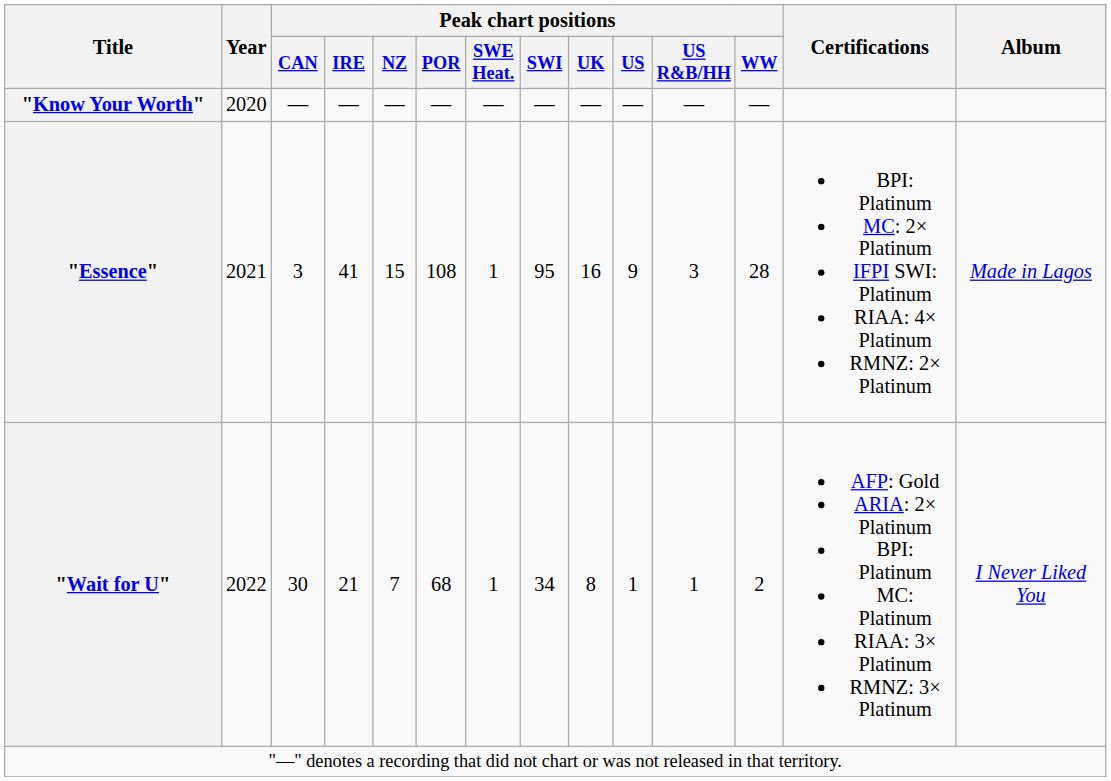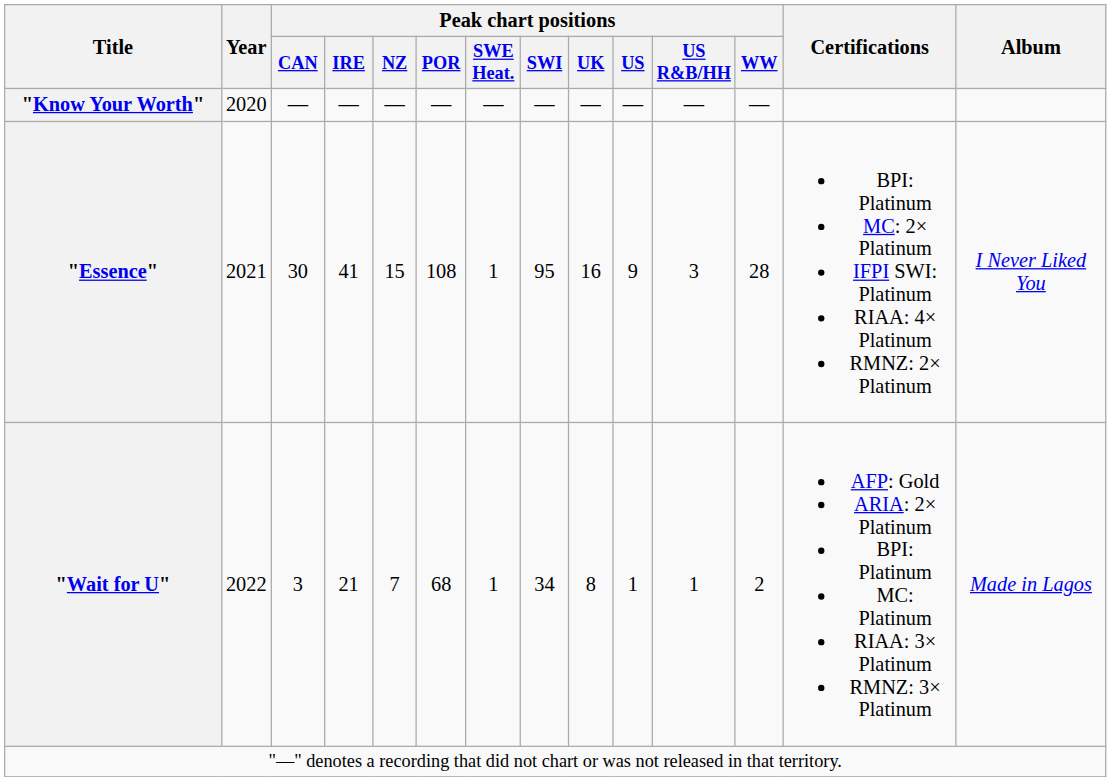(298, 271) 3 -> (298, 271) 30
(1031, 271) Made in Lagos -> (1031, 271) I Never Liked You
(298, 584) 30 -> (298, 584) 3
(1031, 584) I Never Liked You -> (1031, 584) Made in Lagos
